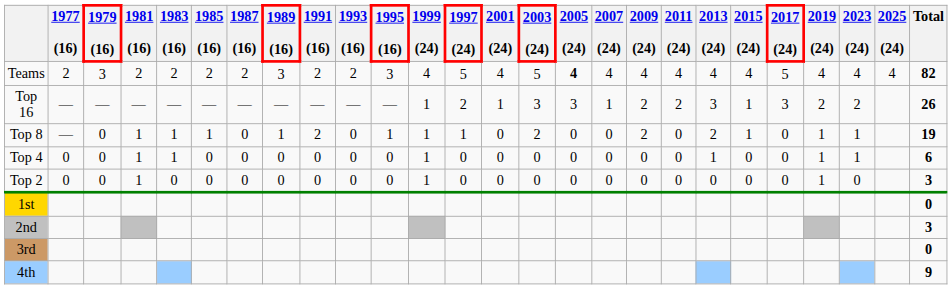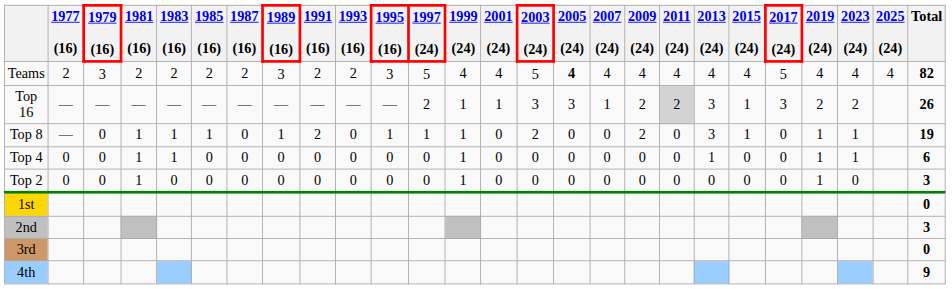columns swapped: (463, 33) <-> (427, 32)
(679, 104) no background -> (677, 104) lightgrey background
(713, 135) 2 -> (712, 135) 3
